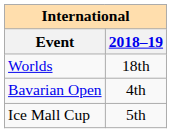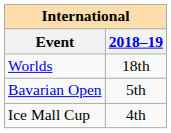(136, 90) 4th -> (136, 90) 5th
(136, 115) 5th -> (136, 115) 4th
